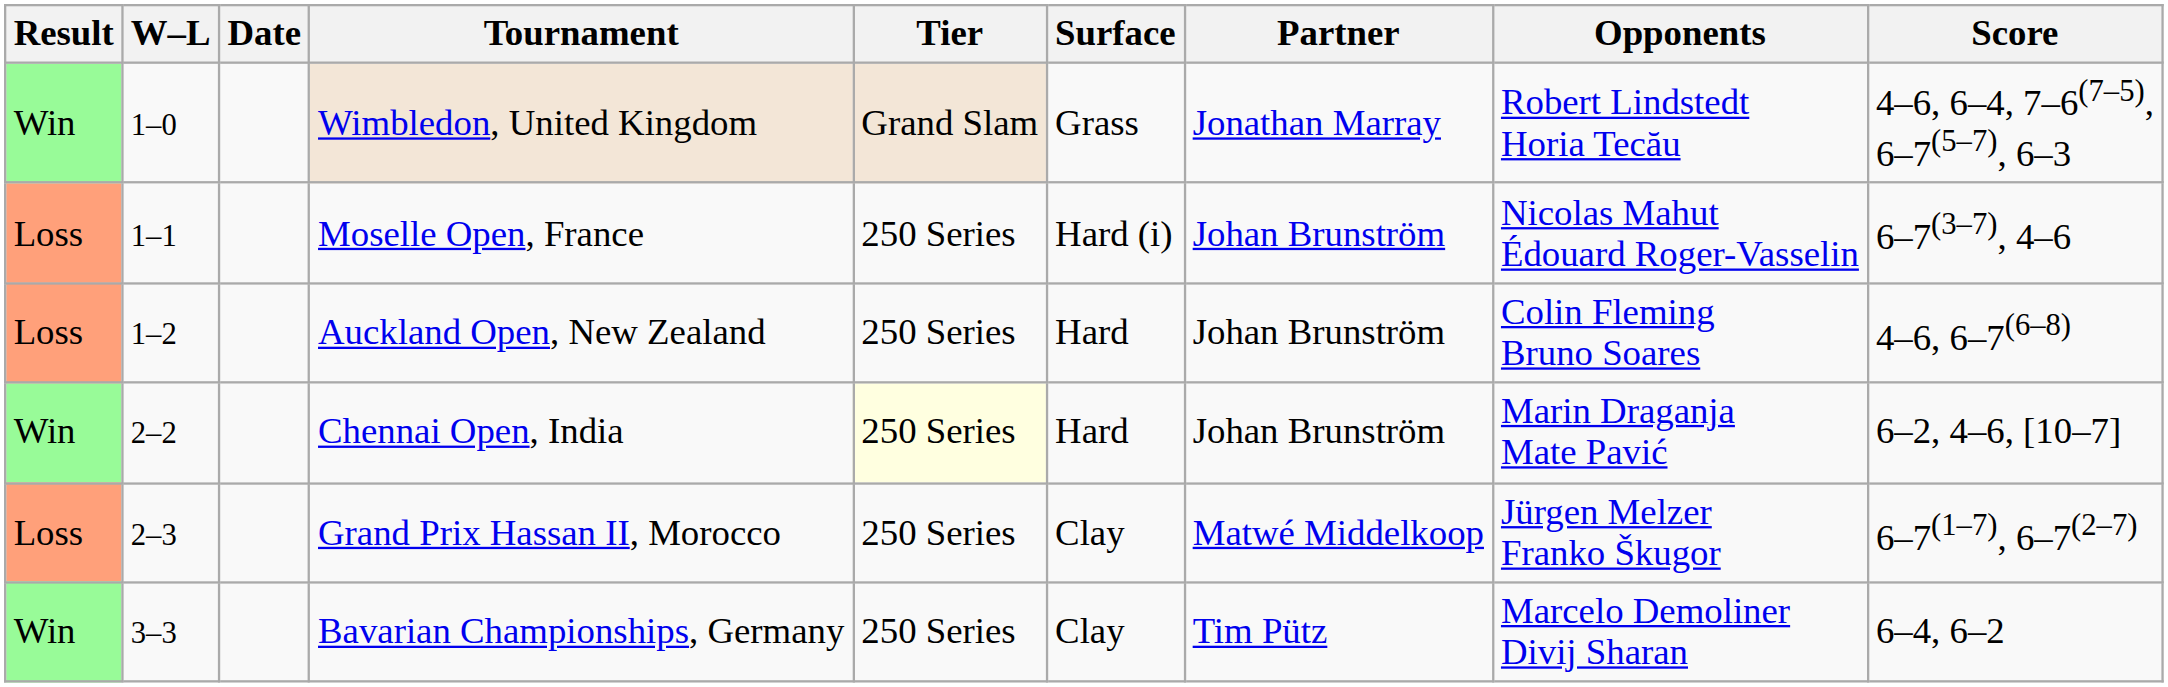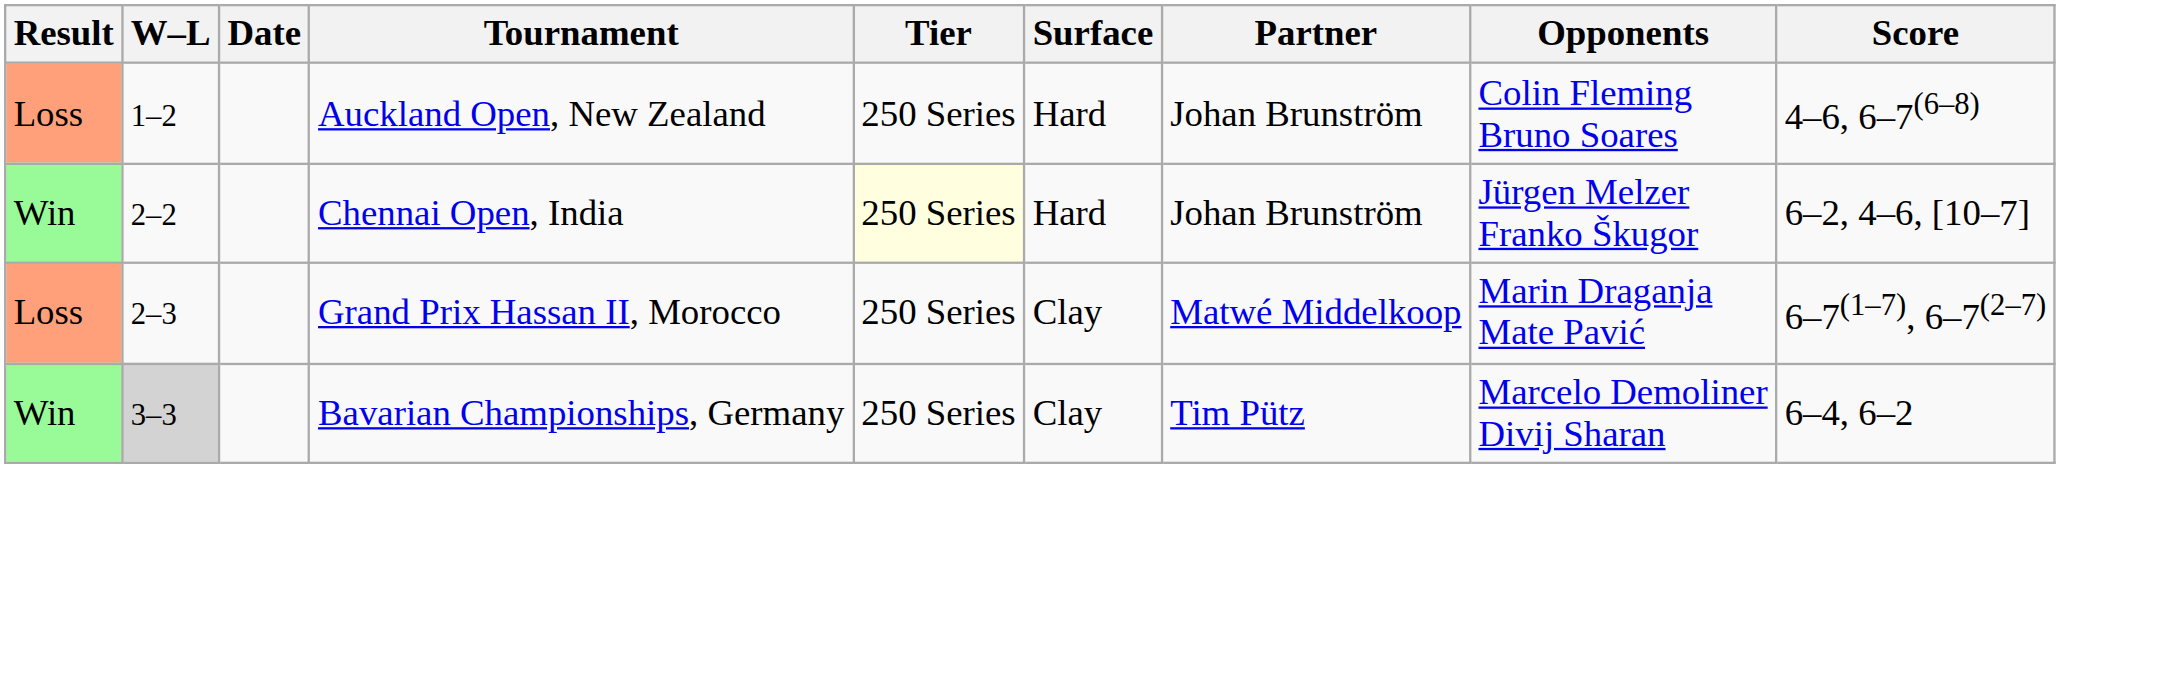- row: (538, 122)
- row: (481, 232)
(1618, 431) Marin Draganja Mate Pavić -> (1588, 212) Jürgen Melzer Franko Škugor
(1611, 531) Jürgen Melzer Franko Škugor -> (1595, 312) Marin Draganja Mate Pavić
(154, 633) no background -> (154, 414) lightgrey background
